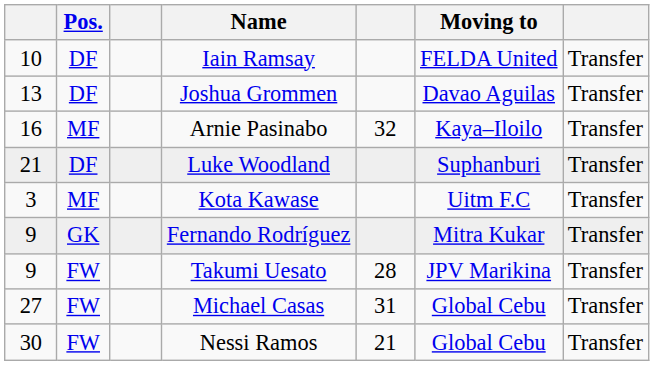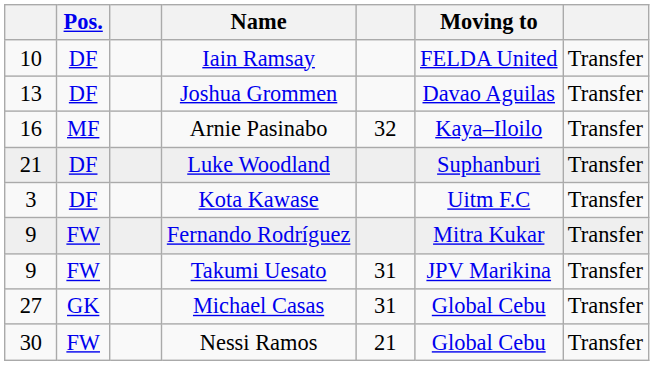(83, 199) MF -> (83, 199) DF
(83, 235) GK -> (83, 235) FW
(385, 270) 28 -> (385, 270) 31
(83, 306) FW -> (83, 306) GK
